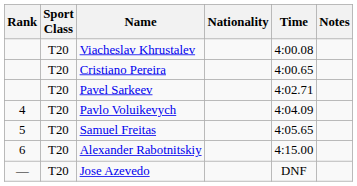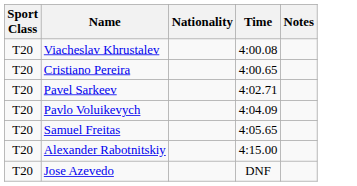- column: (22, 21)
